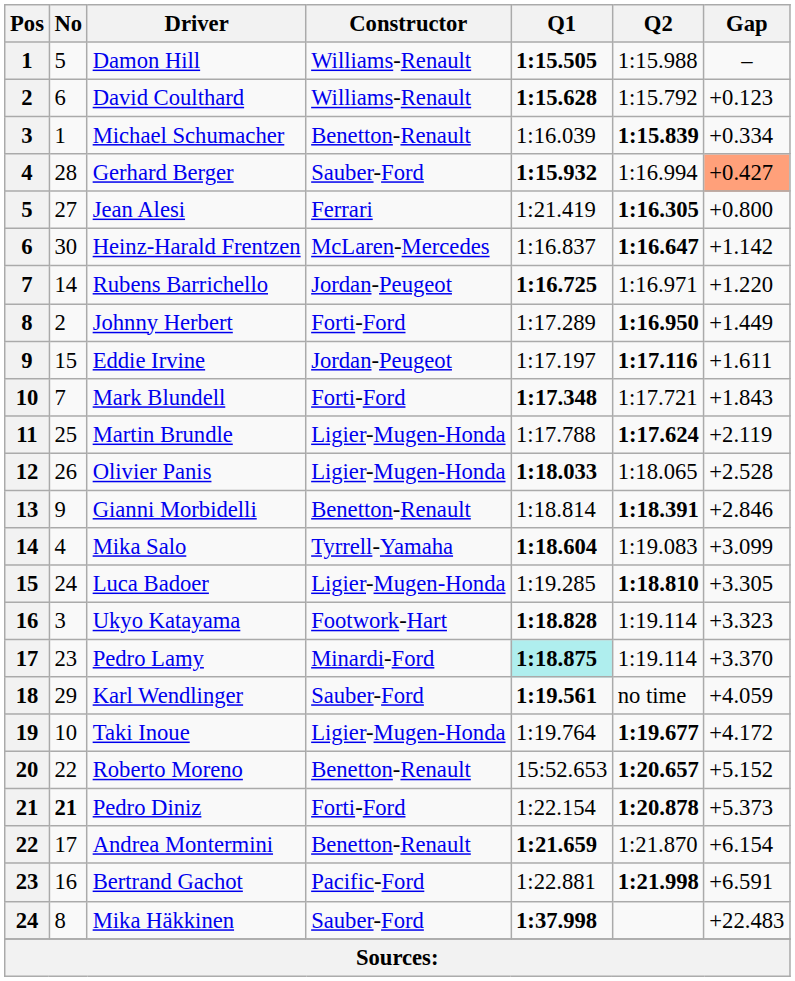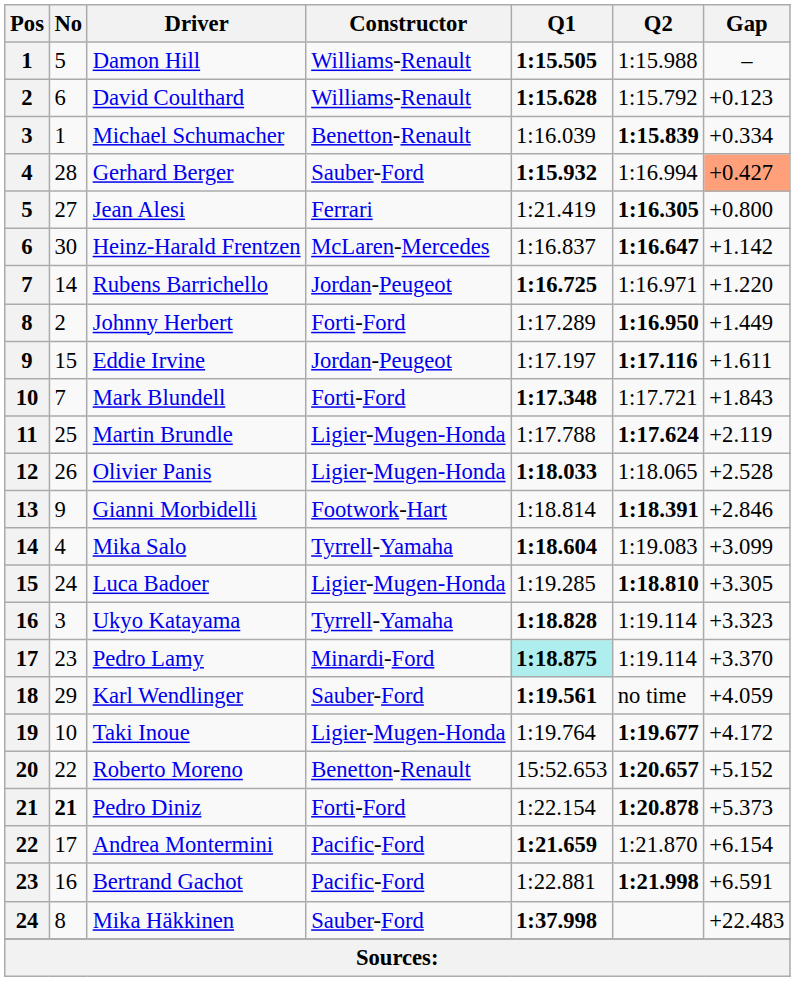(391, 508) Benetton-Renault -> (379, 508) Footwork-Hart
(379, 620) Footwork-Hart -> (382, 620) Tyrrell-Yamaha
(391, 844) Benetton-Renault -> (368, 844) Pacific-Ford
